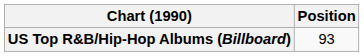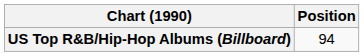(327, 39) 93 -> (327, 39) 94
